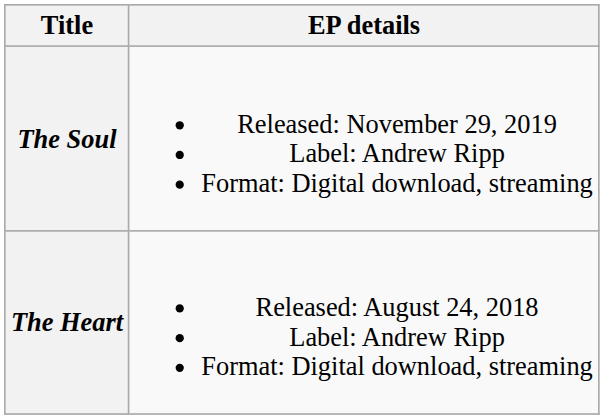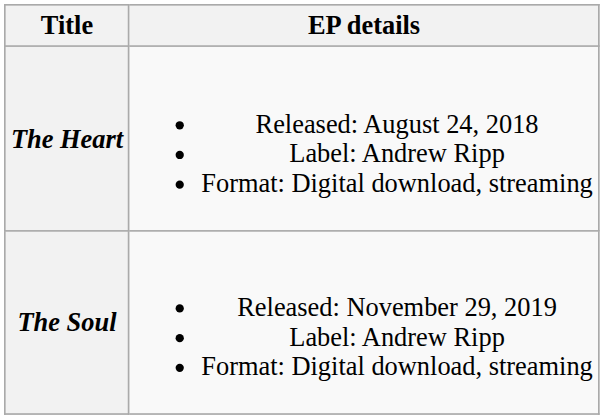rows swapped: (67, 322) <-> (67, 138)
